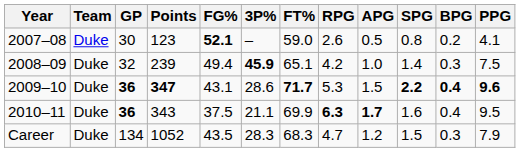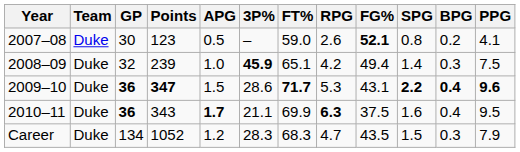columns swapped: (221, 16) <-> (378, 16)
